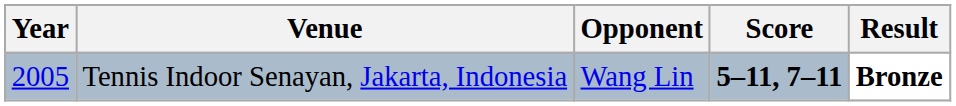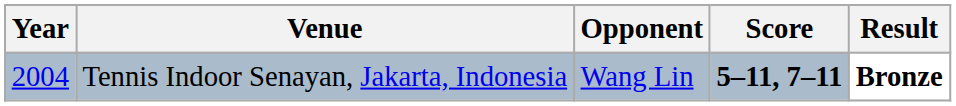(40, 75) 2005 -> (40, 75) 2004
